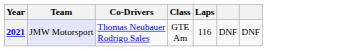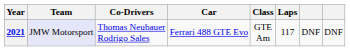+ column: (209, 12)
(205, 33) 116 -> (288, 33) 117
